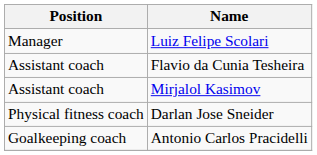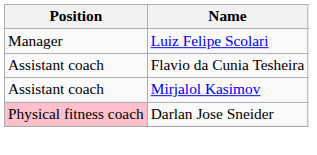(76, 114) no background -> (76, 114) pink background
- row: (229, 138)
